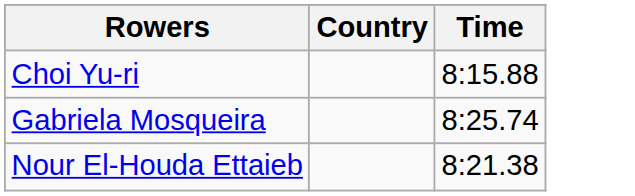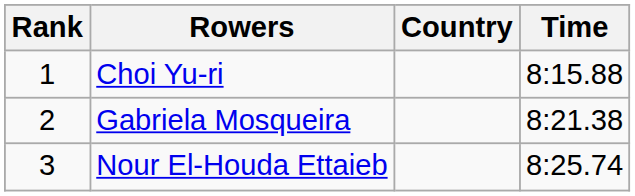+ column: (47, 27)
(490, 119) 8:25.74 -> (575, 119) 8:21.38
(490, 166) 8:21.38 -> (575, 166) 8:25.74
